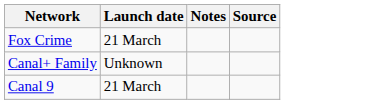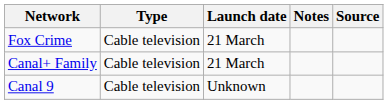+ column: (152, 16)
(133, 63) Unknown -> (236, 63) 21 March
(132, 87) 21 March -> (236, 87) Unknown
